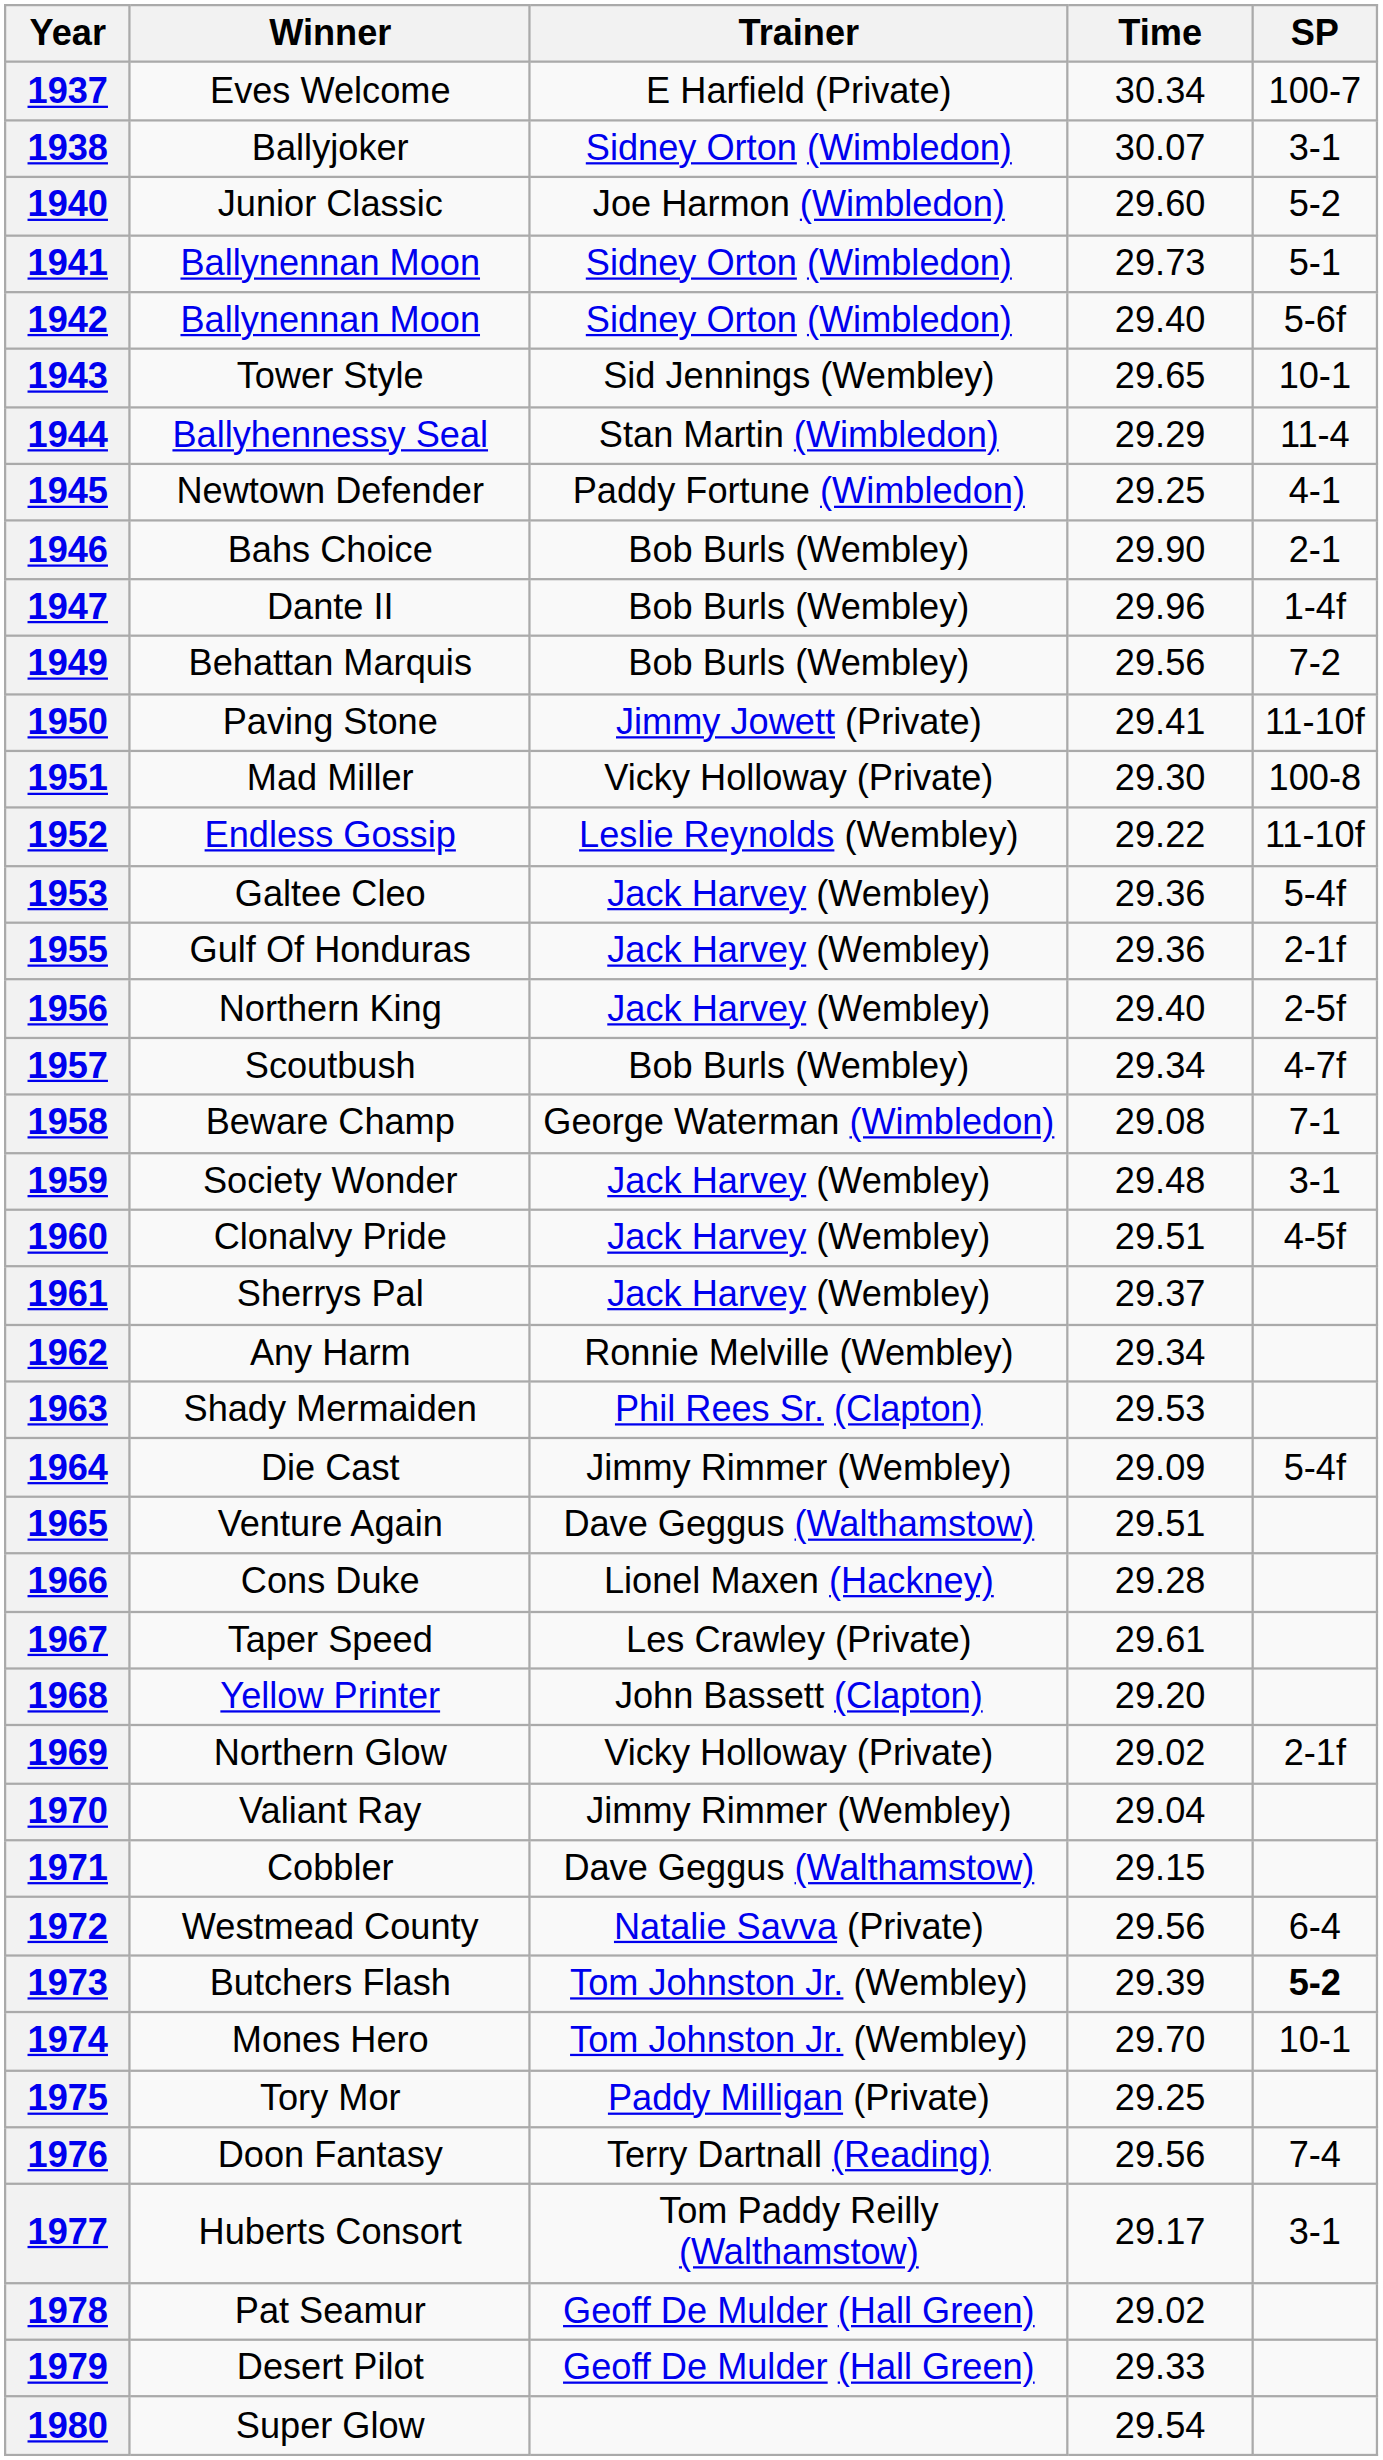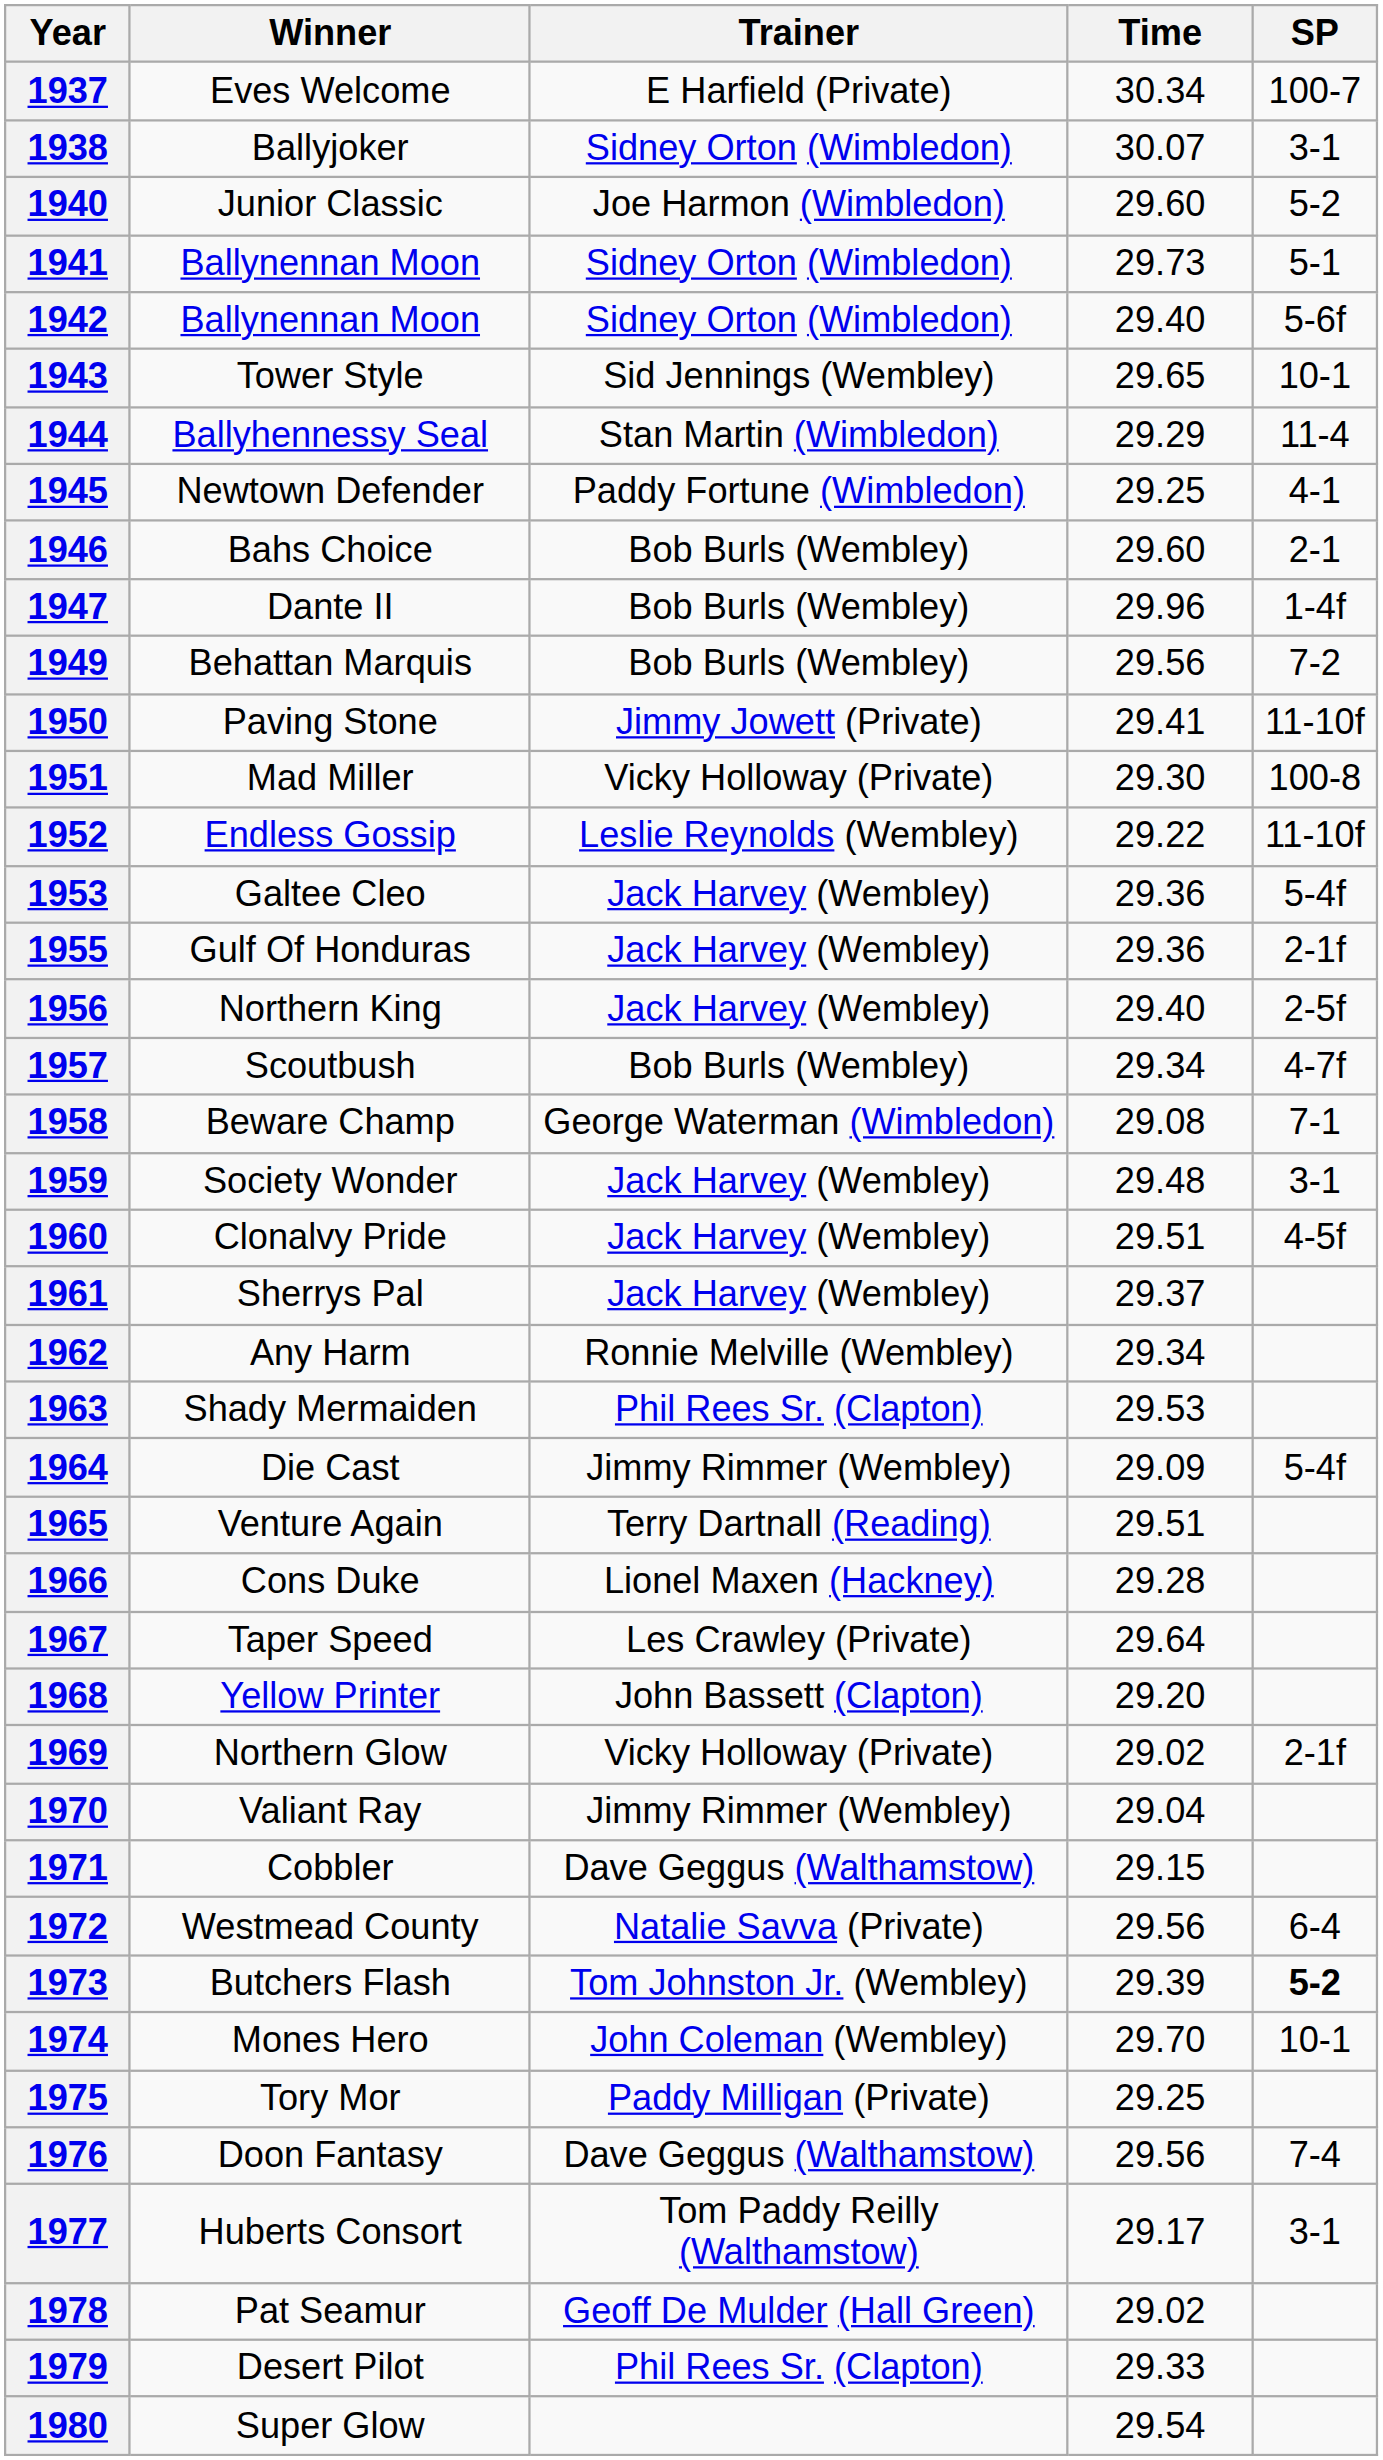(1160, 549) 29.90 -> (1160, 549) 29.60
(799, 1524) Dave Geggus (Walthamstow) -> (799, 1524) Terry Dartnall (Reading)
(1160, 1638) 29.61 -> (1160, 1638) 29.64
(799, 2040) Tom Johnston Jr. (Wembley) -> (799, 2040) John Coleman (Wembley)
(799, 2155) Terry Dartnall (Reading) -> (799, 2155) Dave Geggus (Walthamstow)
(799, 2367) Geoff De Mulder (Hall Green) -> (799, 2367) Phil Rees Sr. (Clapton)
